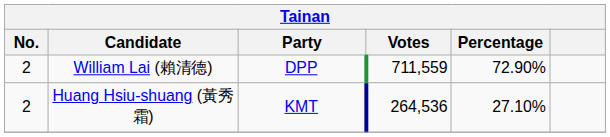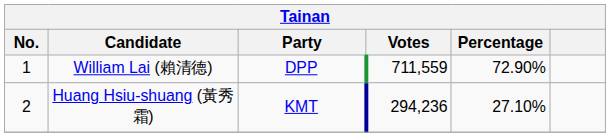(26, 68) 2 -> (26, 68) 1
(419, 107) 264,536 -> (419, 107) 294,236
